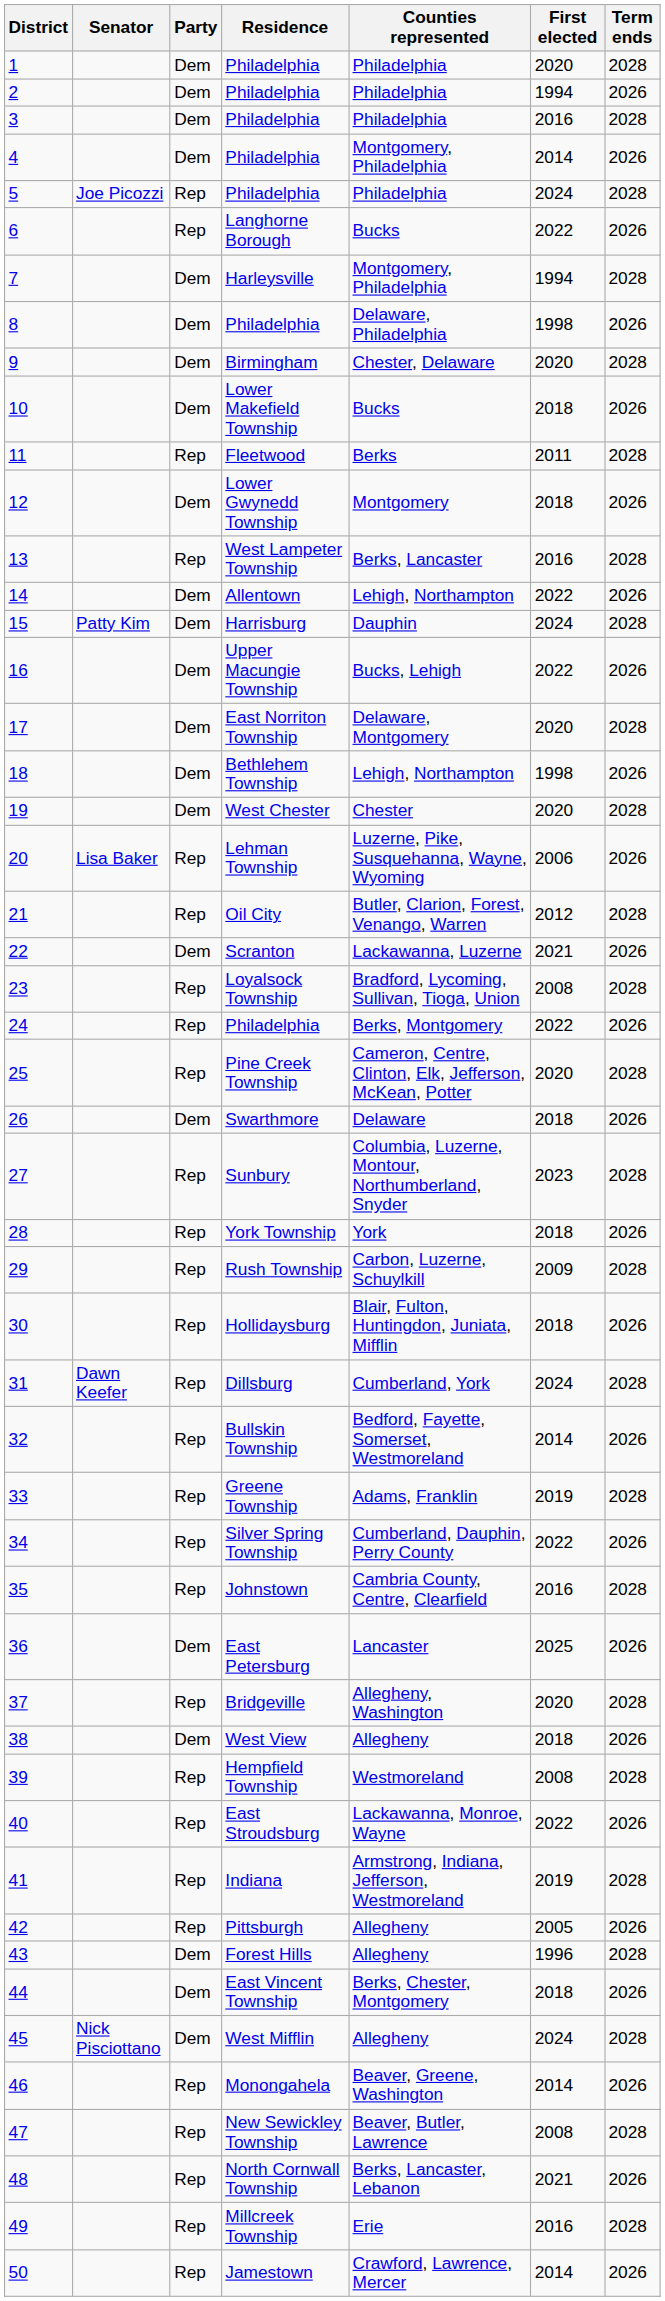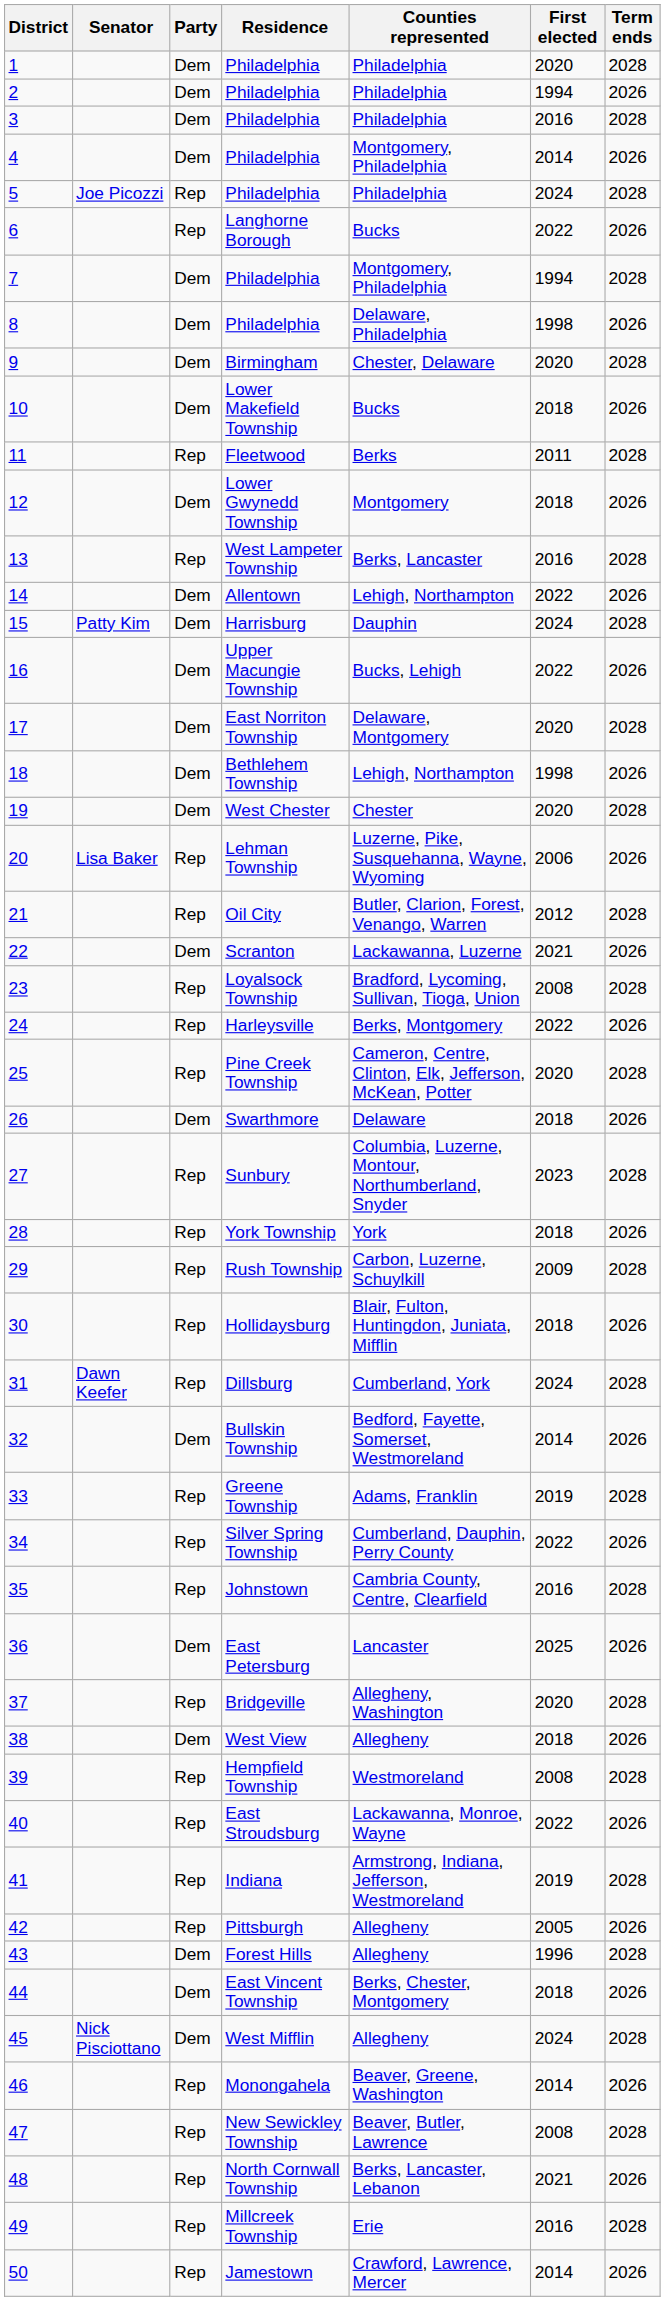(270, 278) Harleysville -> (272, 278) Philadelphia
(272, 1025) Philadelphia -> (270, 1025) Harleysville
(190, 1439) Rep -> (192, 1439) Dem
